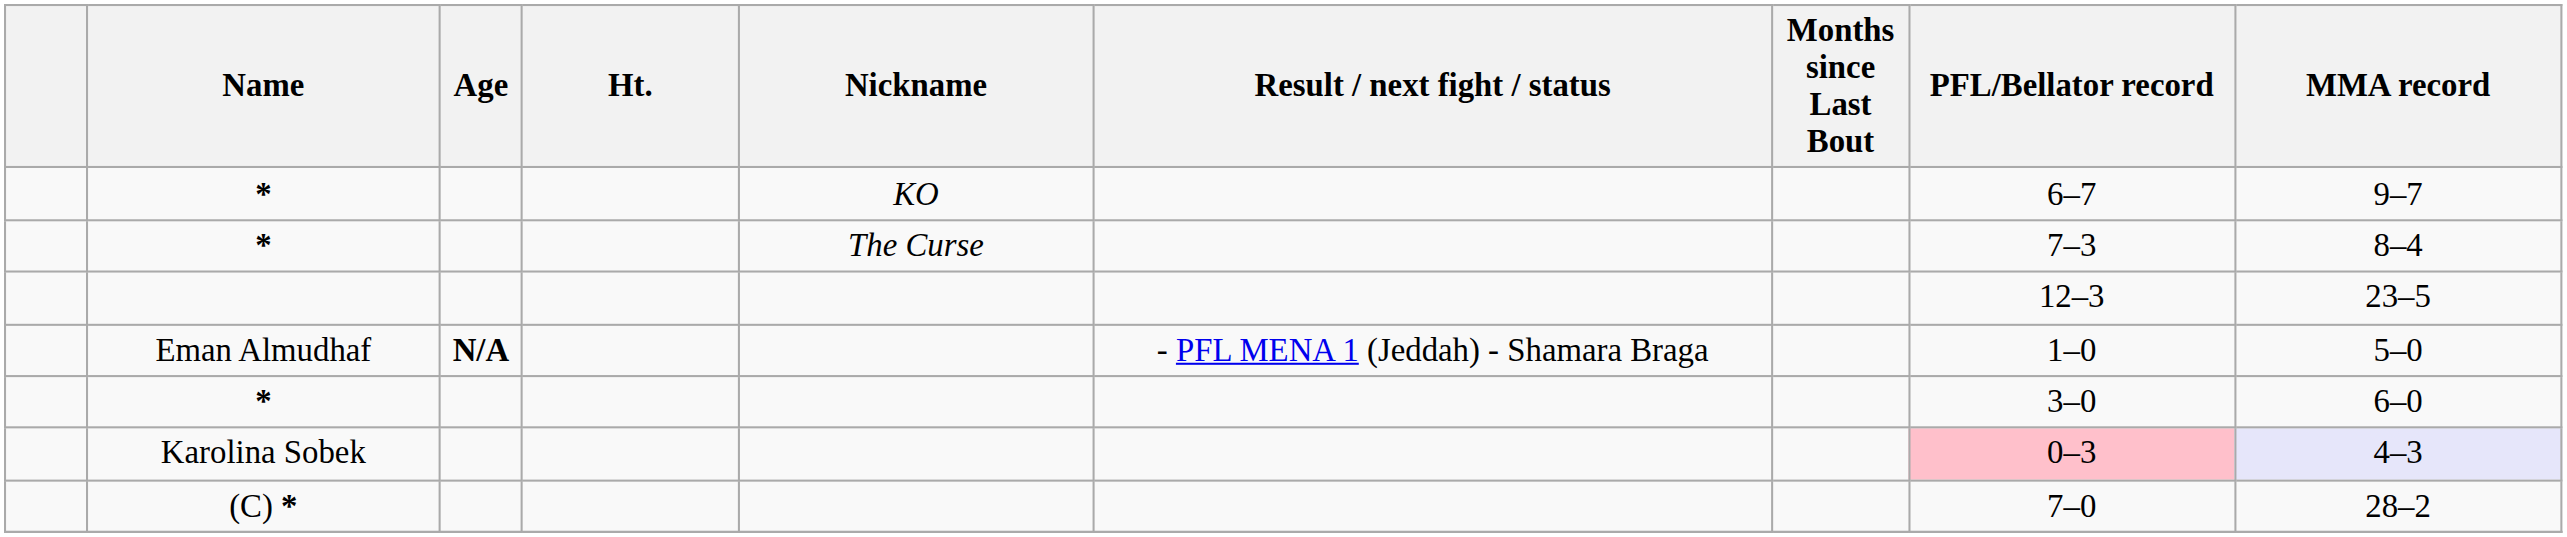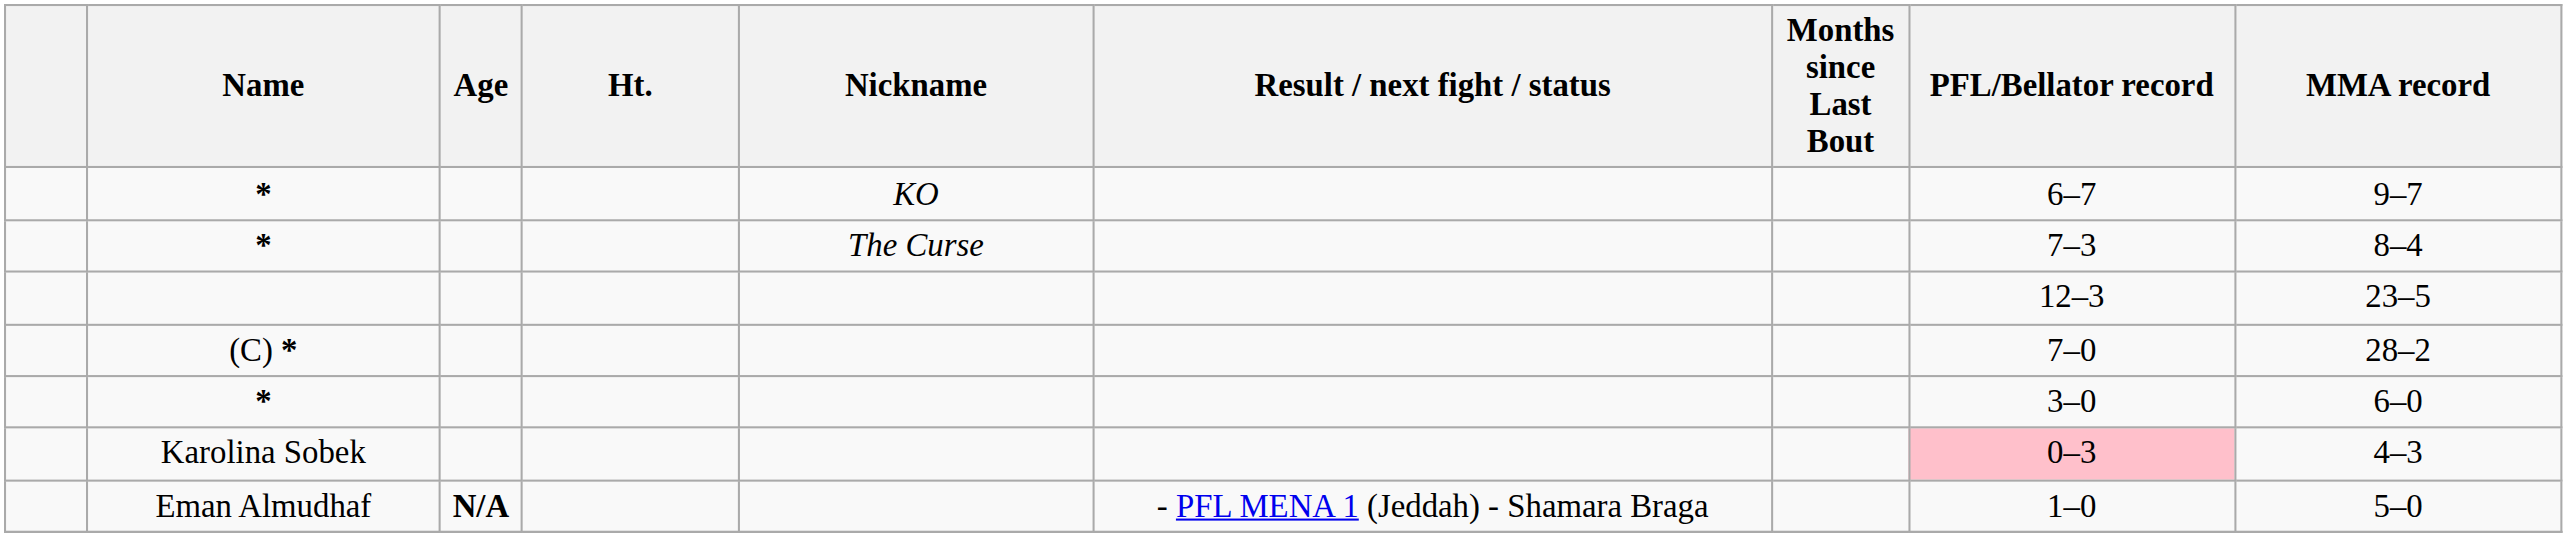rows swapped: (263, 505) <-> (263, 349)
(2398, 453) lavender background -> (2398, 453) no background
